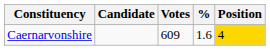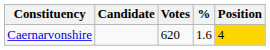(170, 34) 609 -> (170, 34) 620
